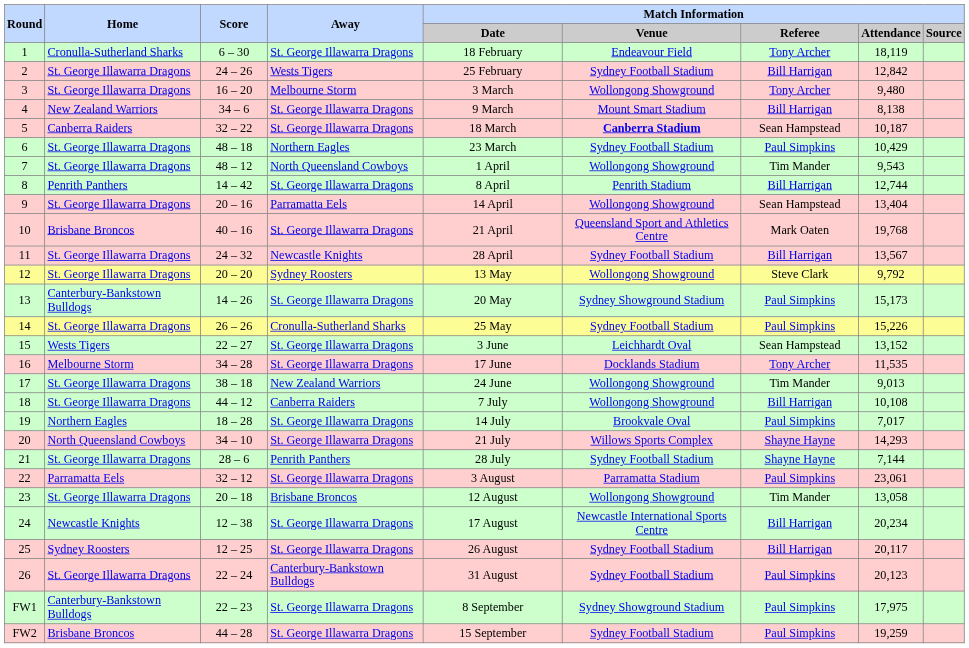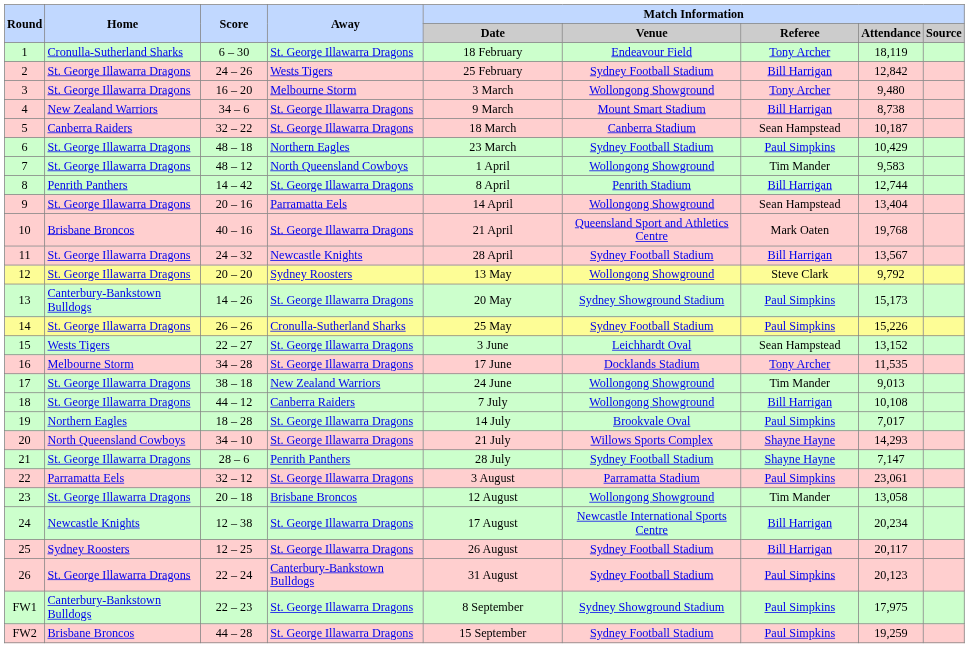(891, 108) 8,138 -> (891, 108) 8,738
(652, 127) bold -> (652, 127) normal
(891, 165) 9,543 -> (891, 165) 9,583
(891, 459) 7,144 -> (891, 459) 7,147
